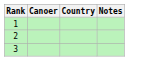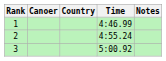+ column: (115, 11)
